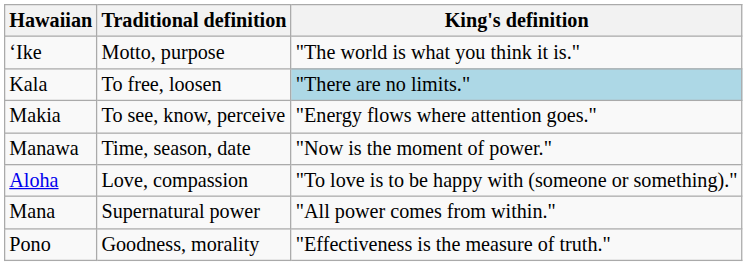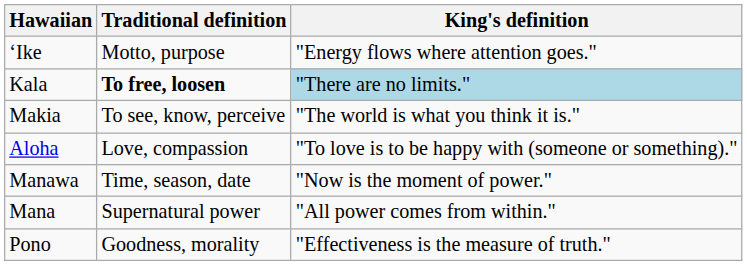(438, 52) "The world is what you think it is." -> (446, 52) "Energy flows where attention goes."
(162, 84) normal -> (163, 84) bold
(446, 116) "Energy flows where attention goes." -> (438, 116) "The world is what you think it is."
rows swapped: (44, 148) <-> (34, 180)
